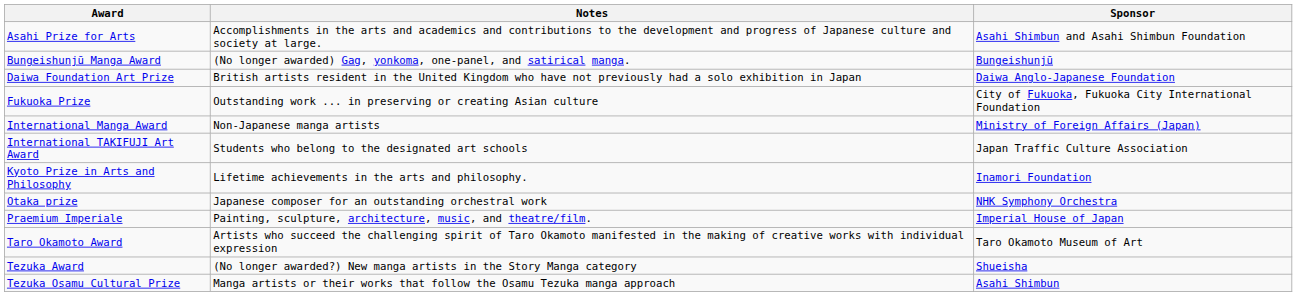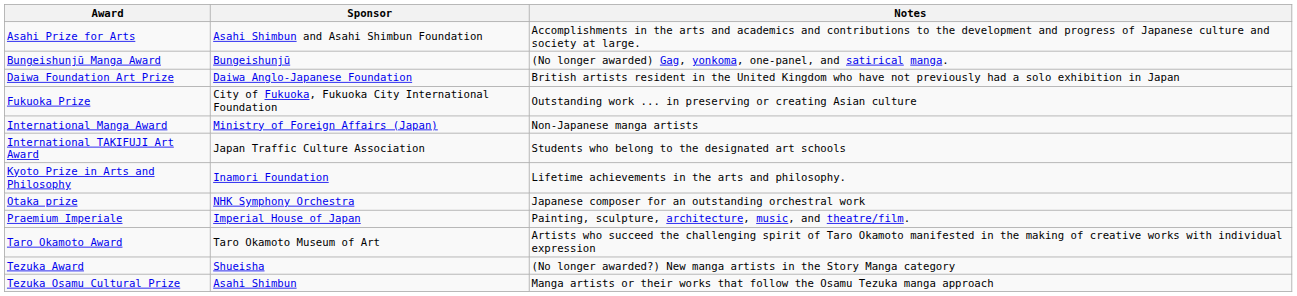columns swapped: (1133, 13) <-> (592, 13)
